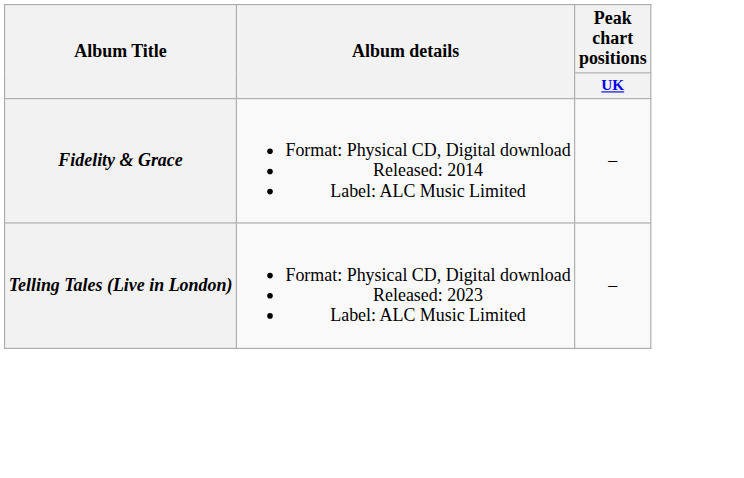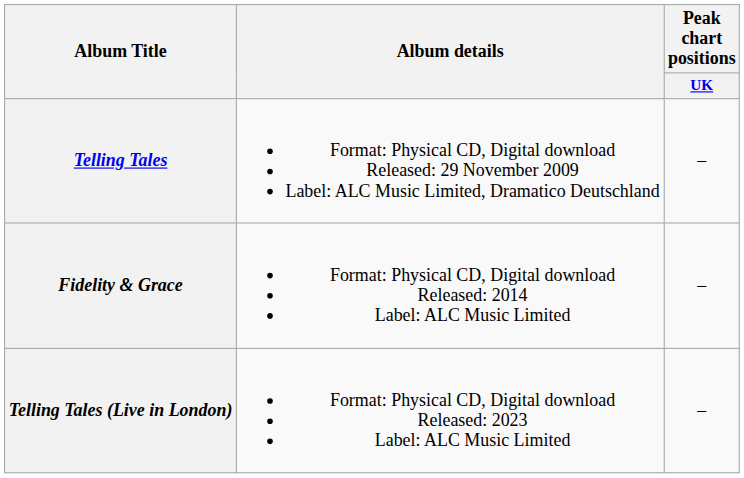+ row: (121, 160)
